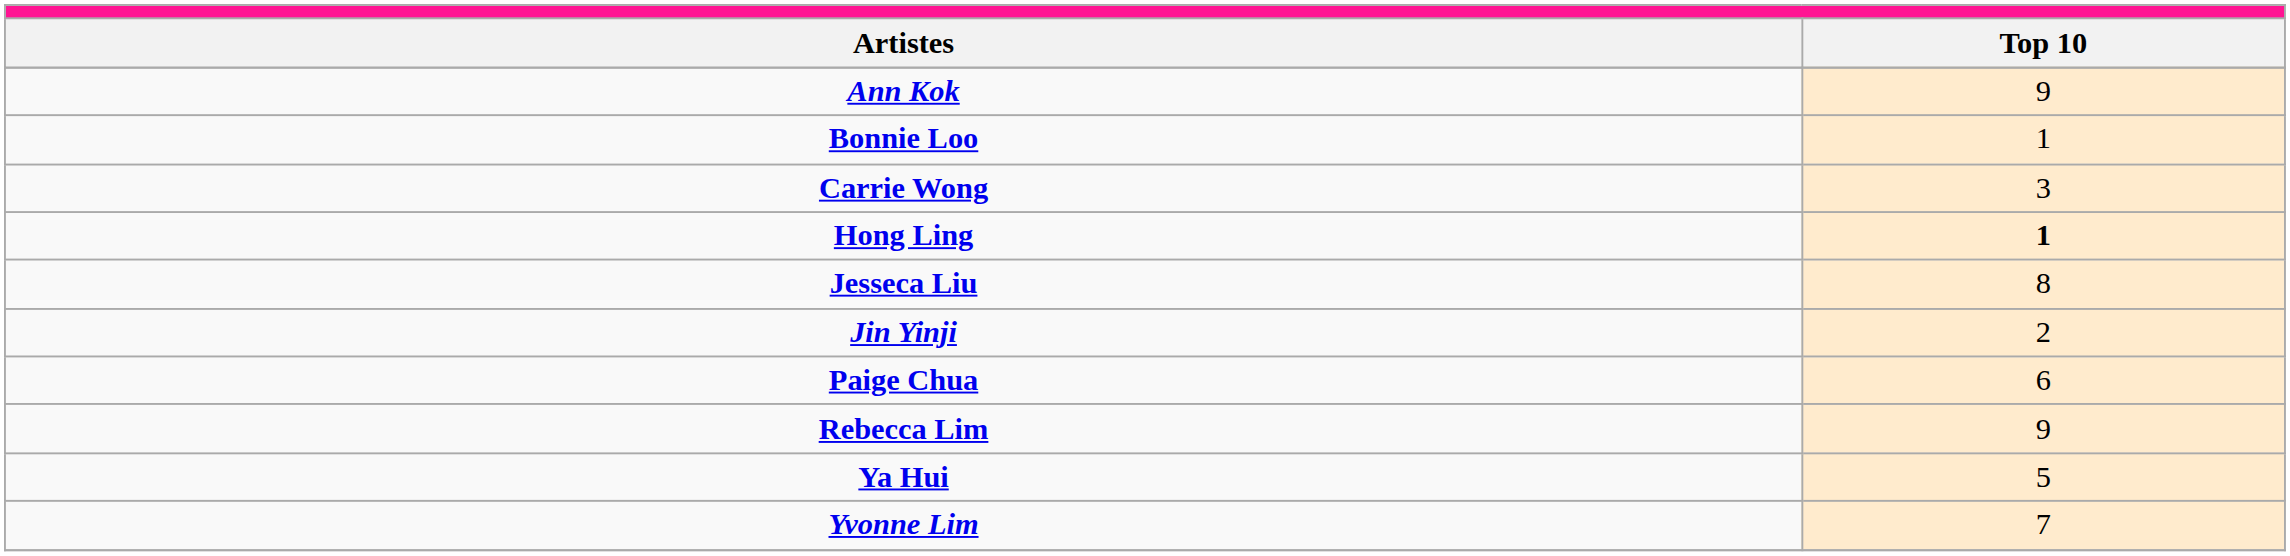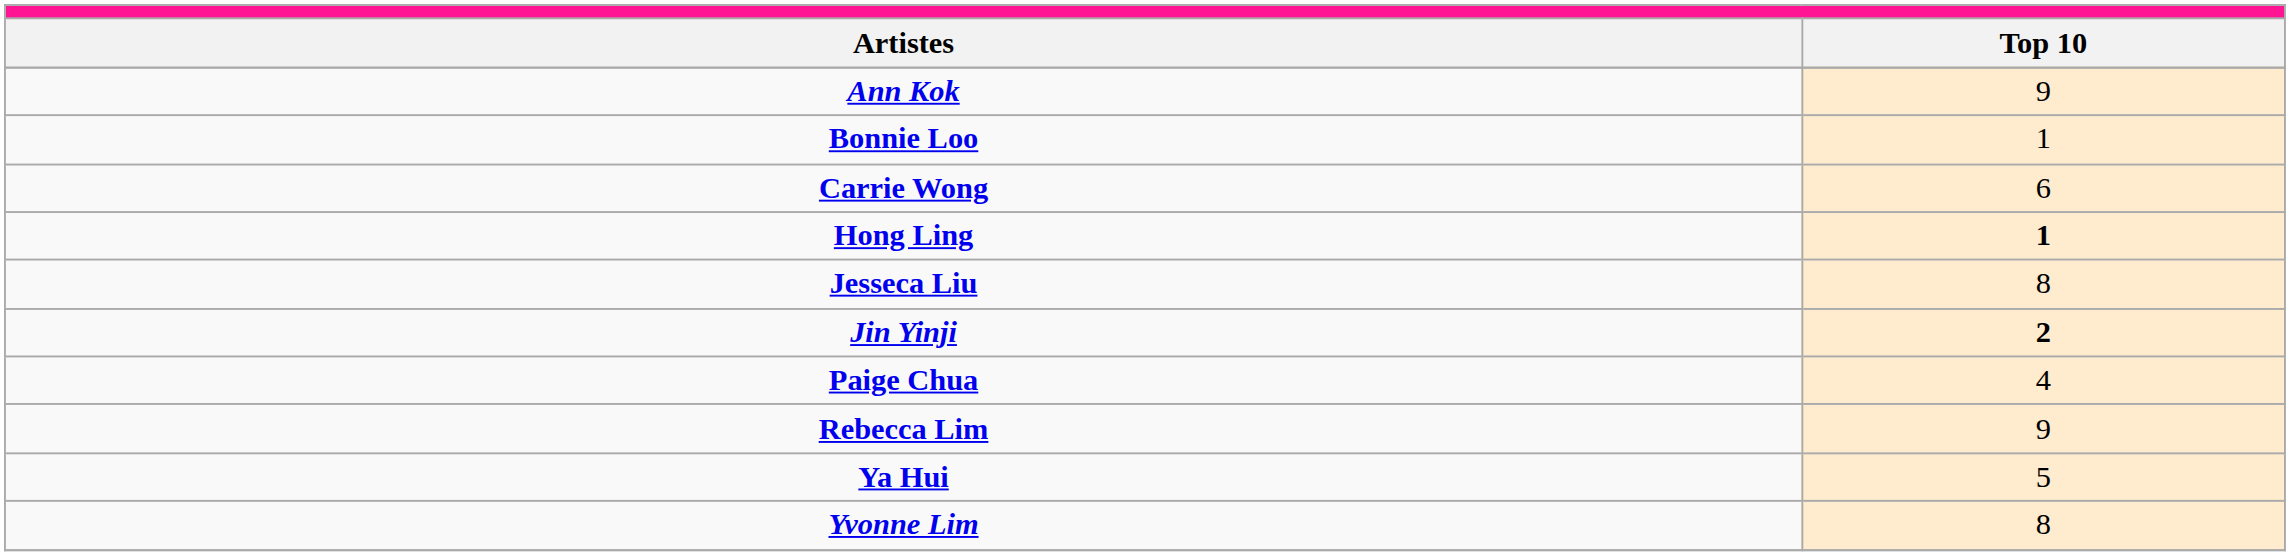(2043, 187) 3 -> (2043, 187) 6
(2043, 331) normal -> (2043, 331) bold
(2043, 380) 6 -> (2043, 380) 4
(2043, 524) 7 -> (2043, 524) 8
